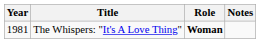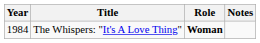(18, 30) 1981 -> (18, 30) 1984
